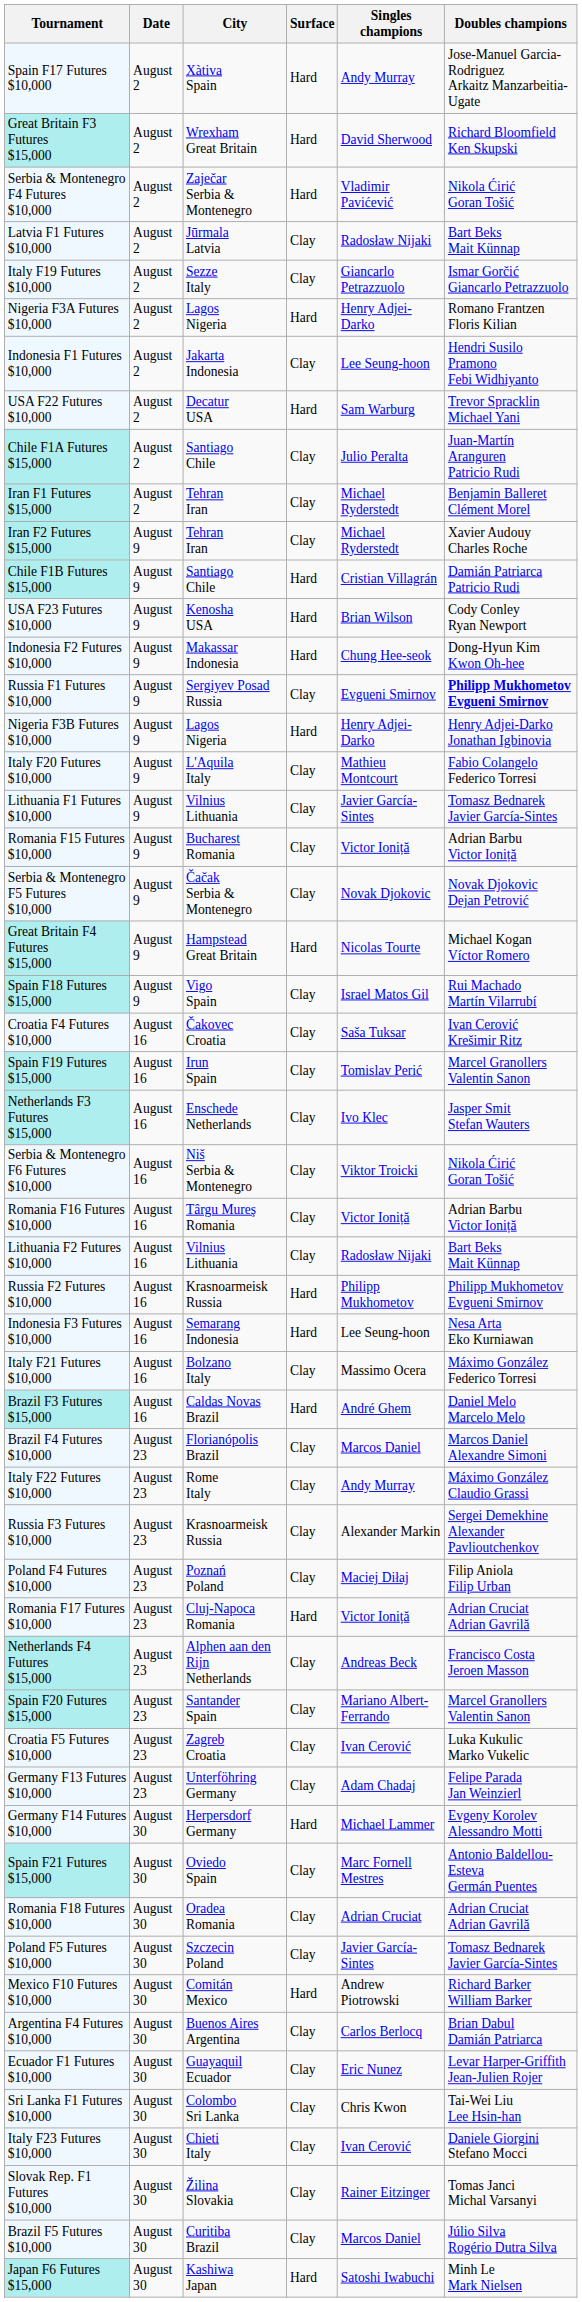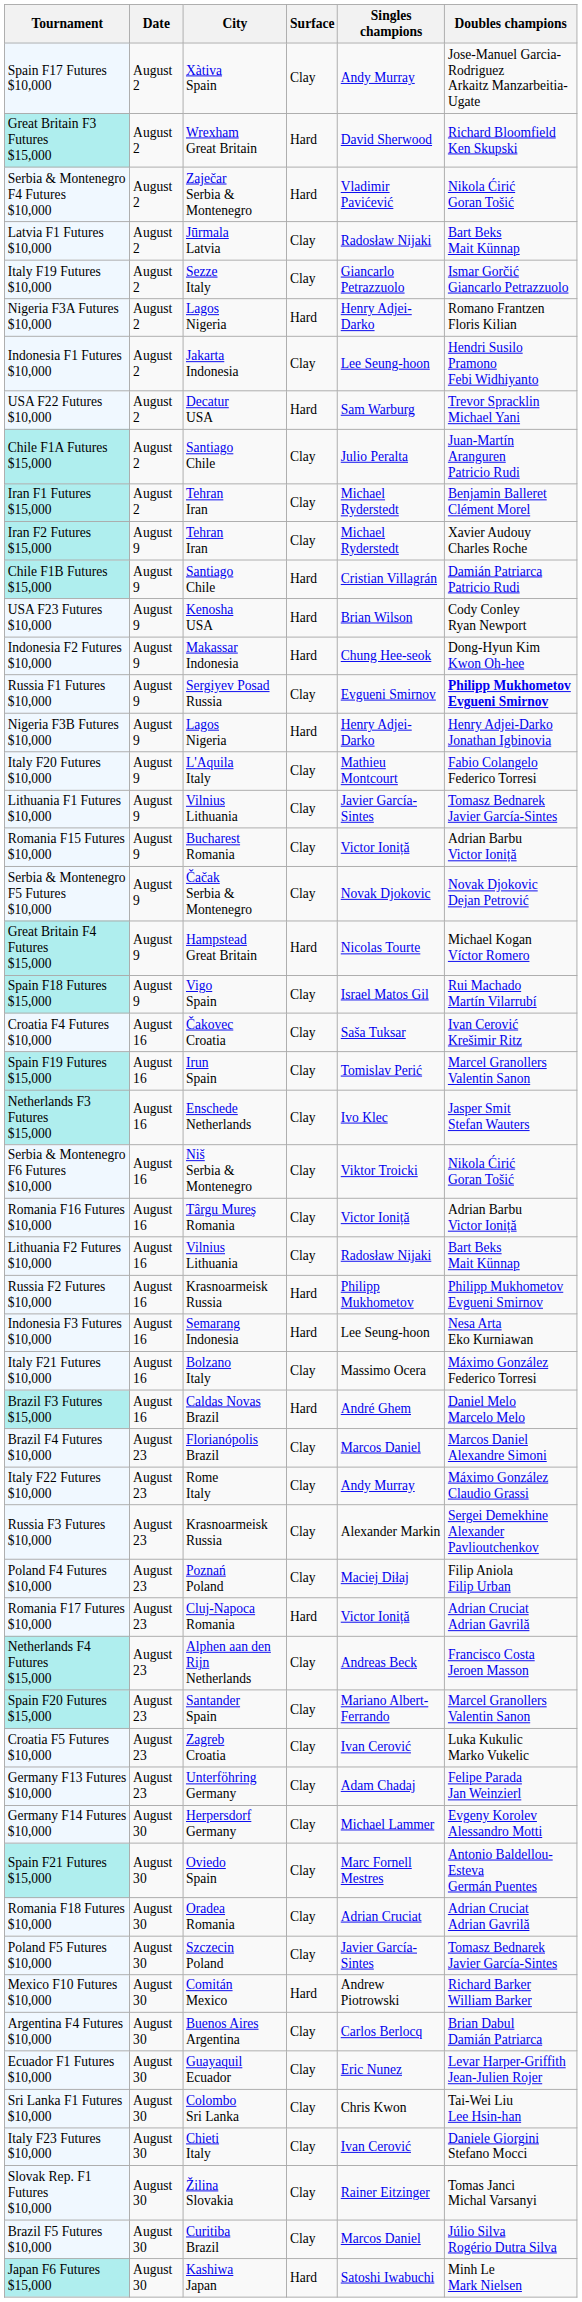(304, 78) Hard -> (303, 78) Clay
(304, 1824) Hard -> (303, 1824) Clay
